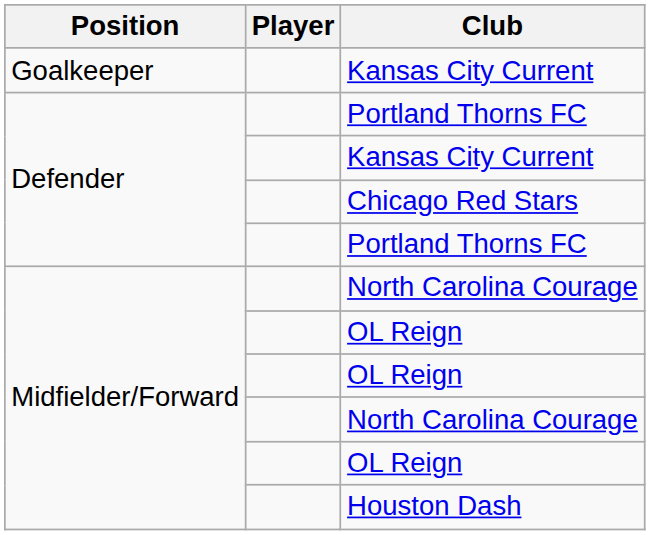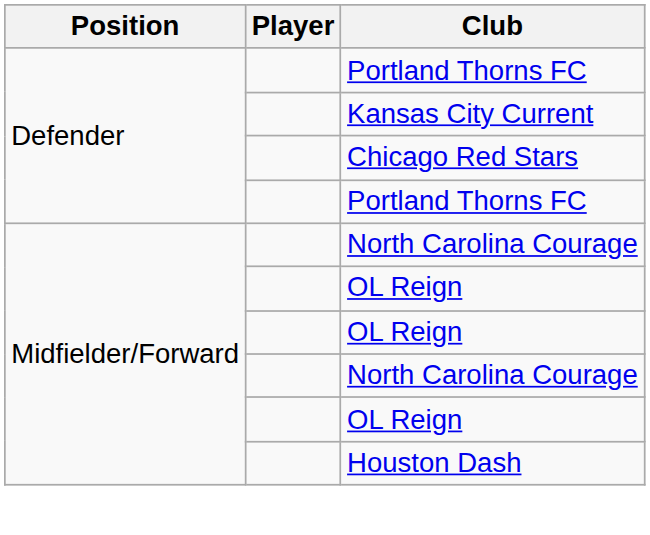- row: (82, 69)
